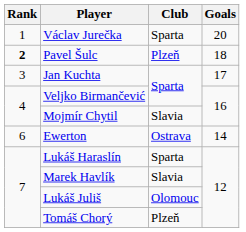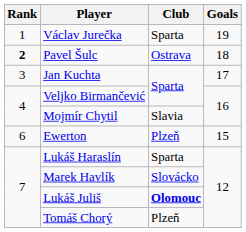(220, 34) 20 -> (222, 34) 19
(165, 55) Plzeň -> (171, 55) Ostrava
(171, 136) Ostrava -> (165, 136) Plzeň
(220, 136) 14 -> (222, 136) 15
(167, 177) Slavia -> (175, 177) Slovácko
(175, 197) normal -> (176, 197) bold
